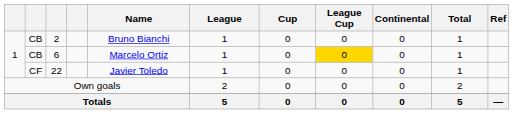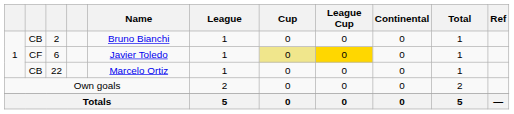(36, 55) CB -> (36, 55) CF
(139, 55) Marcelo Ortiz -> (139, 55) Javier Toledo
(288, 55) no background -> (288, 55) khaki background
(36, 70) CF -> (36, 70) CB
(139, 70) Javier Toledo -> (139, 70) Marcelo Ortiz
